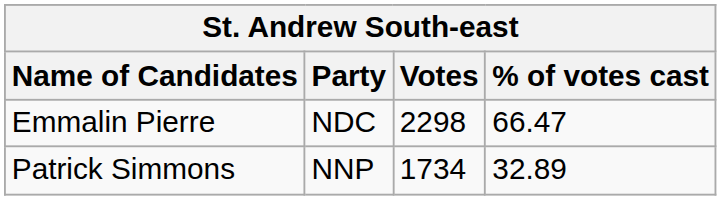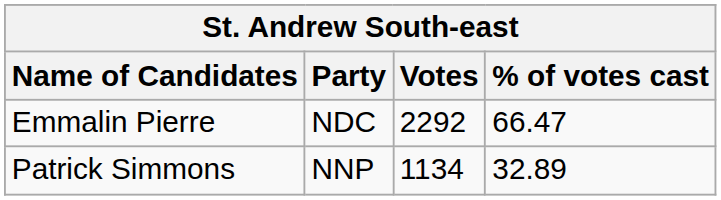(433, 122) 2298 -> (433, 122) 2292
(433, 169) 1734 -> (432, 169) 1134
